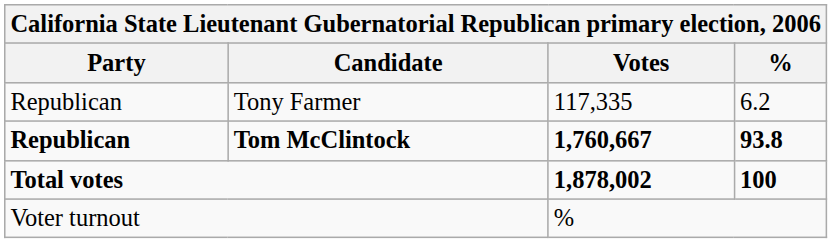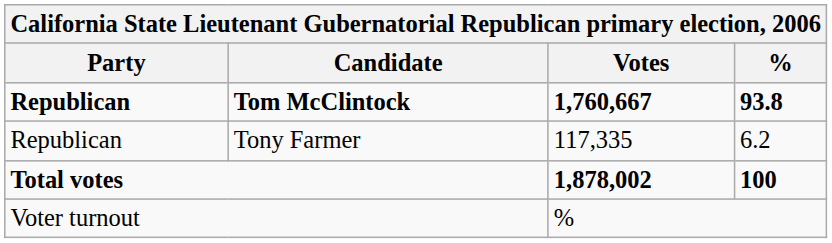rows swapped: (322, 140) <-> (297, 101)
